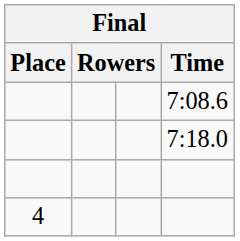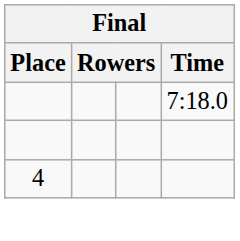- row: (38, 101)
